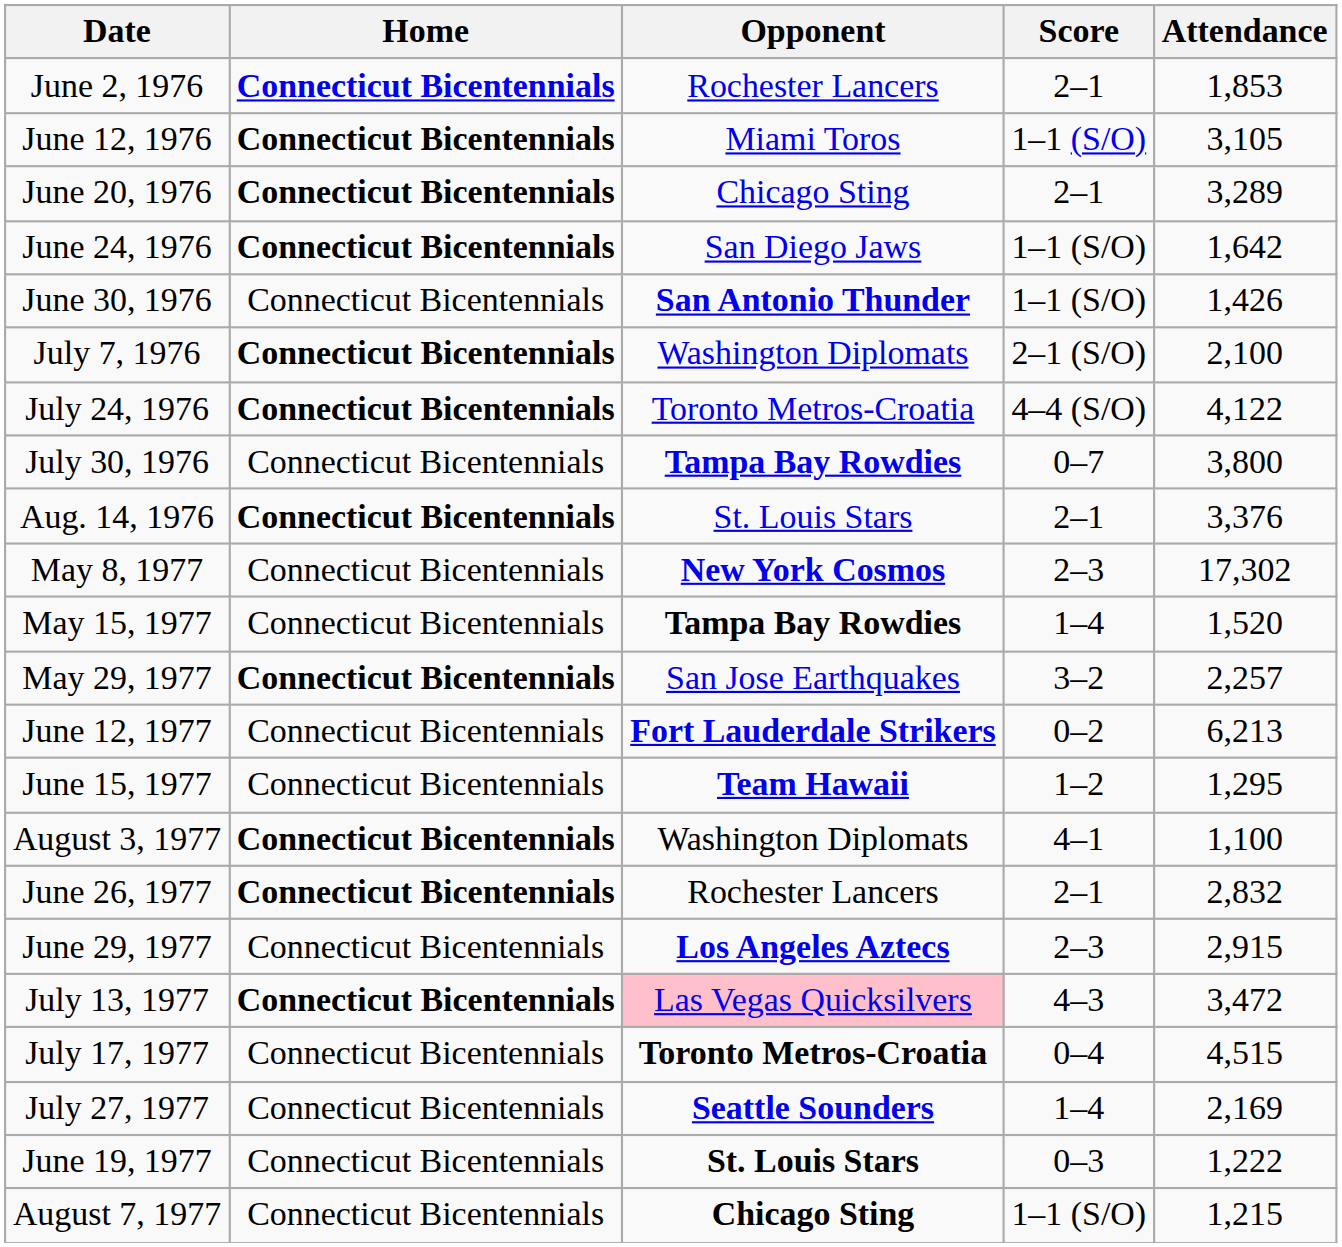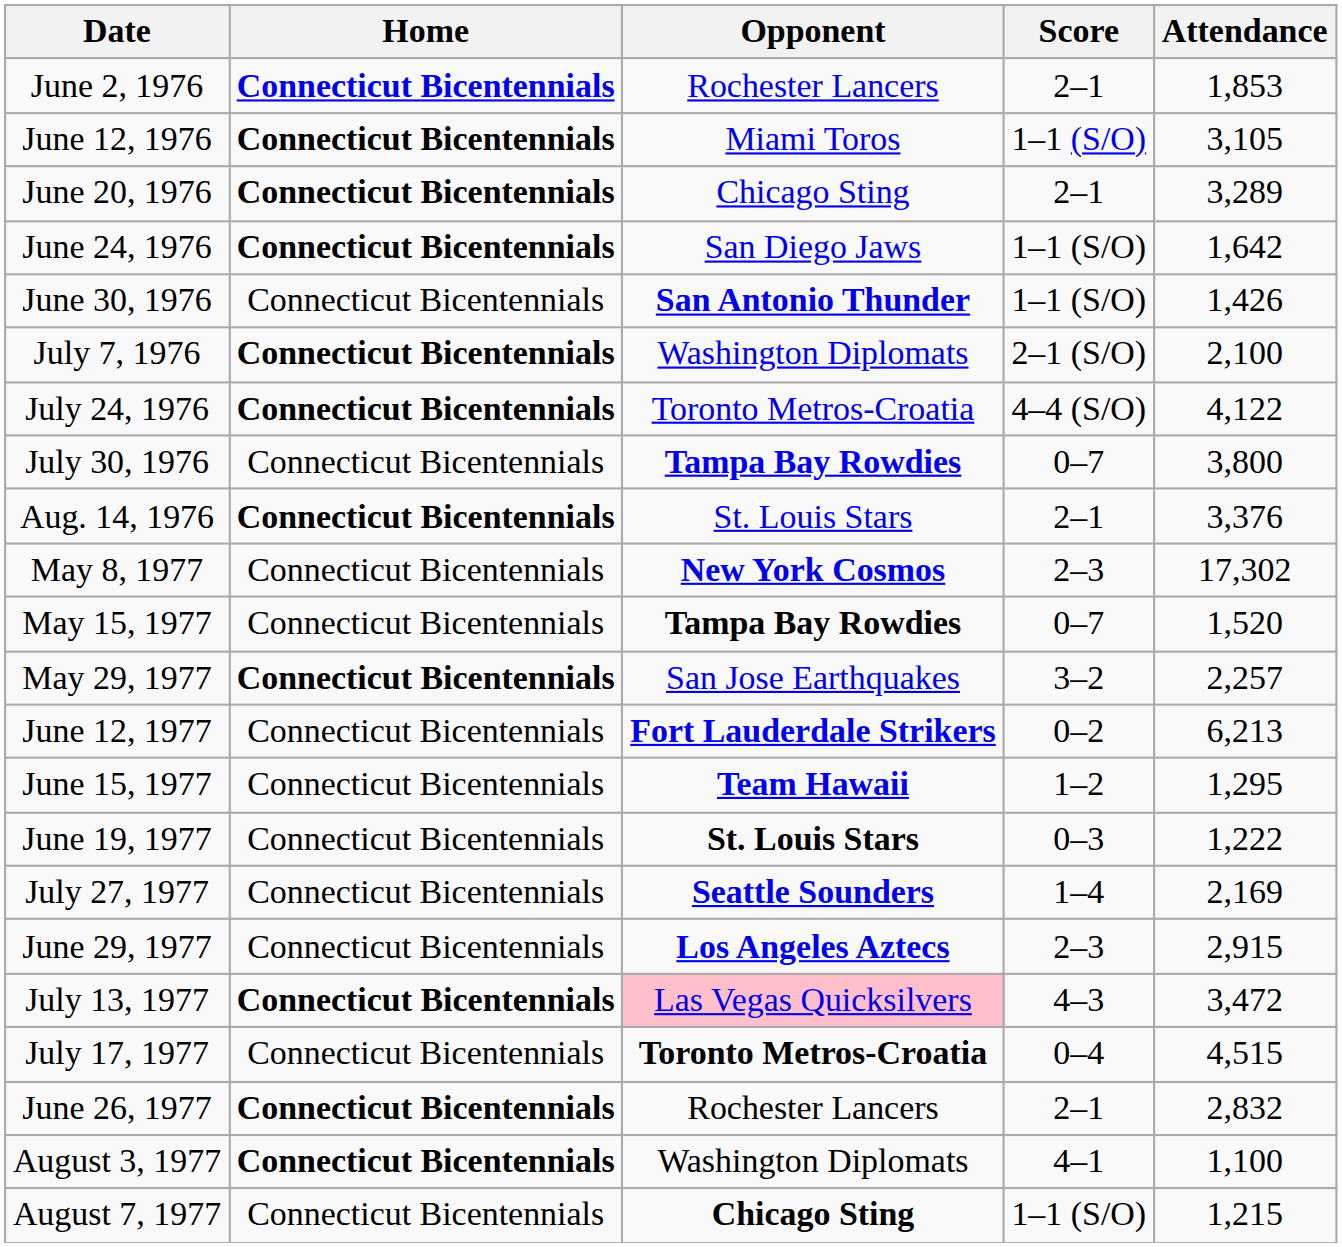(1079, 623) 1–4 -> (1079, 623) 0–7
rows swapped: (117, 1161) <-> (117, 838)
rows swapped: (117, 892) <-> (117, 1107)
